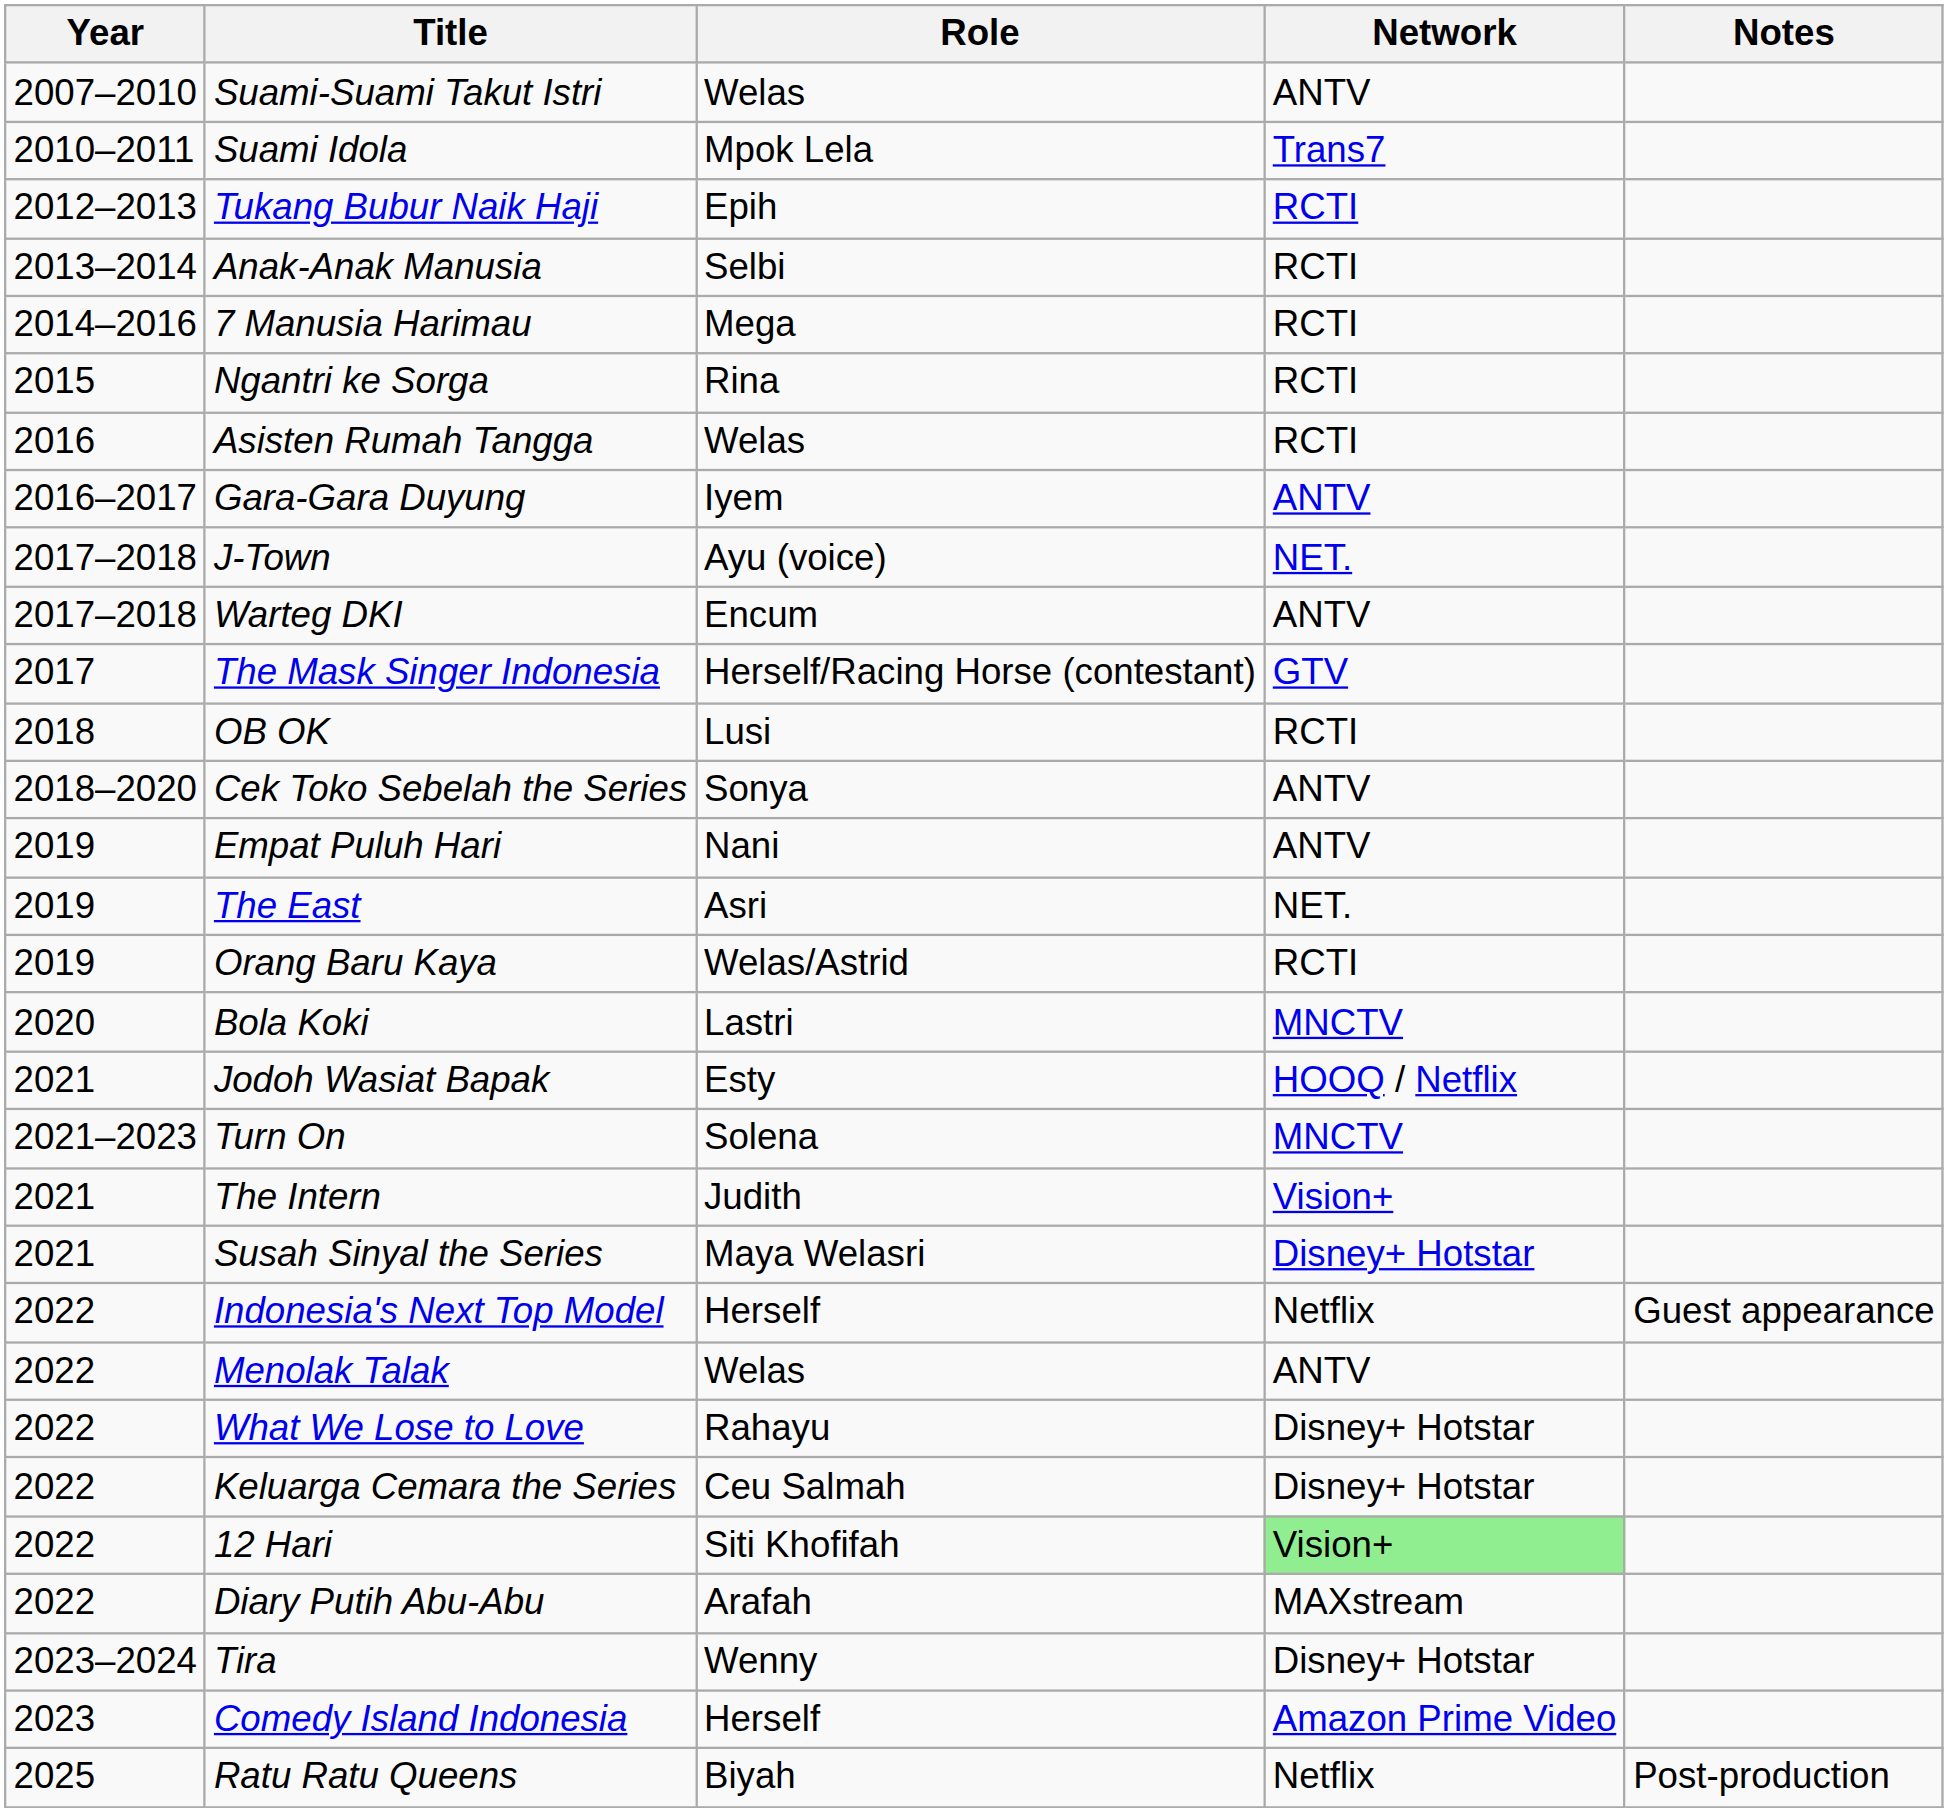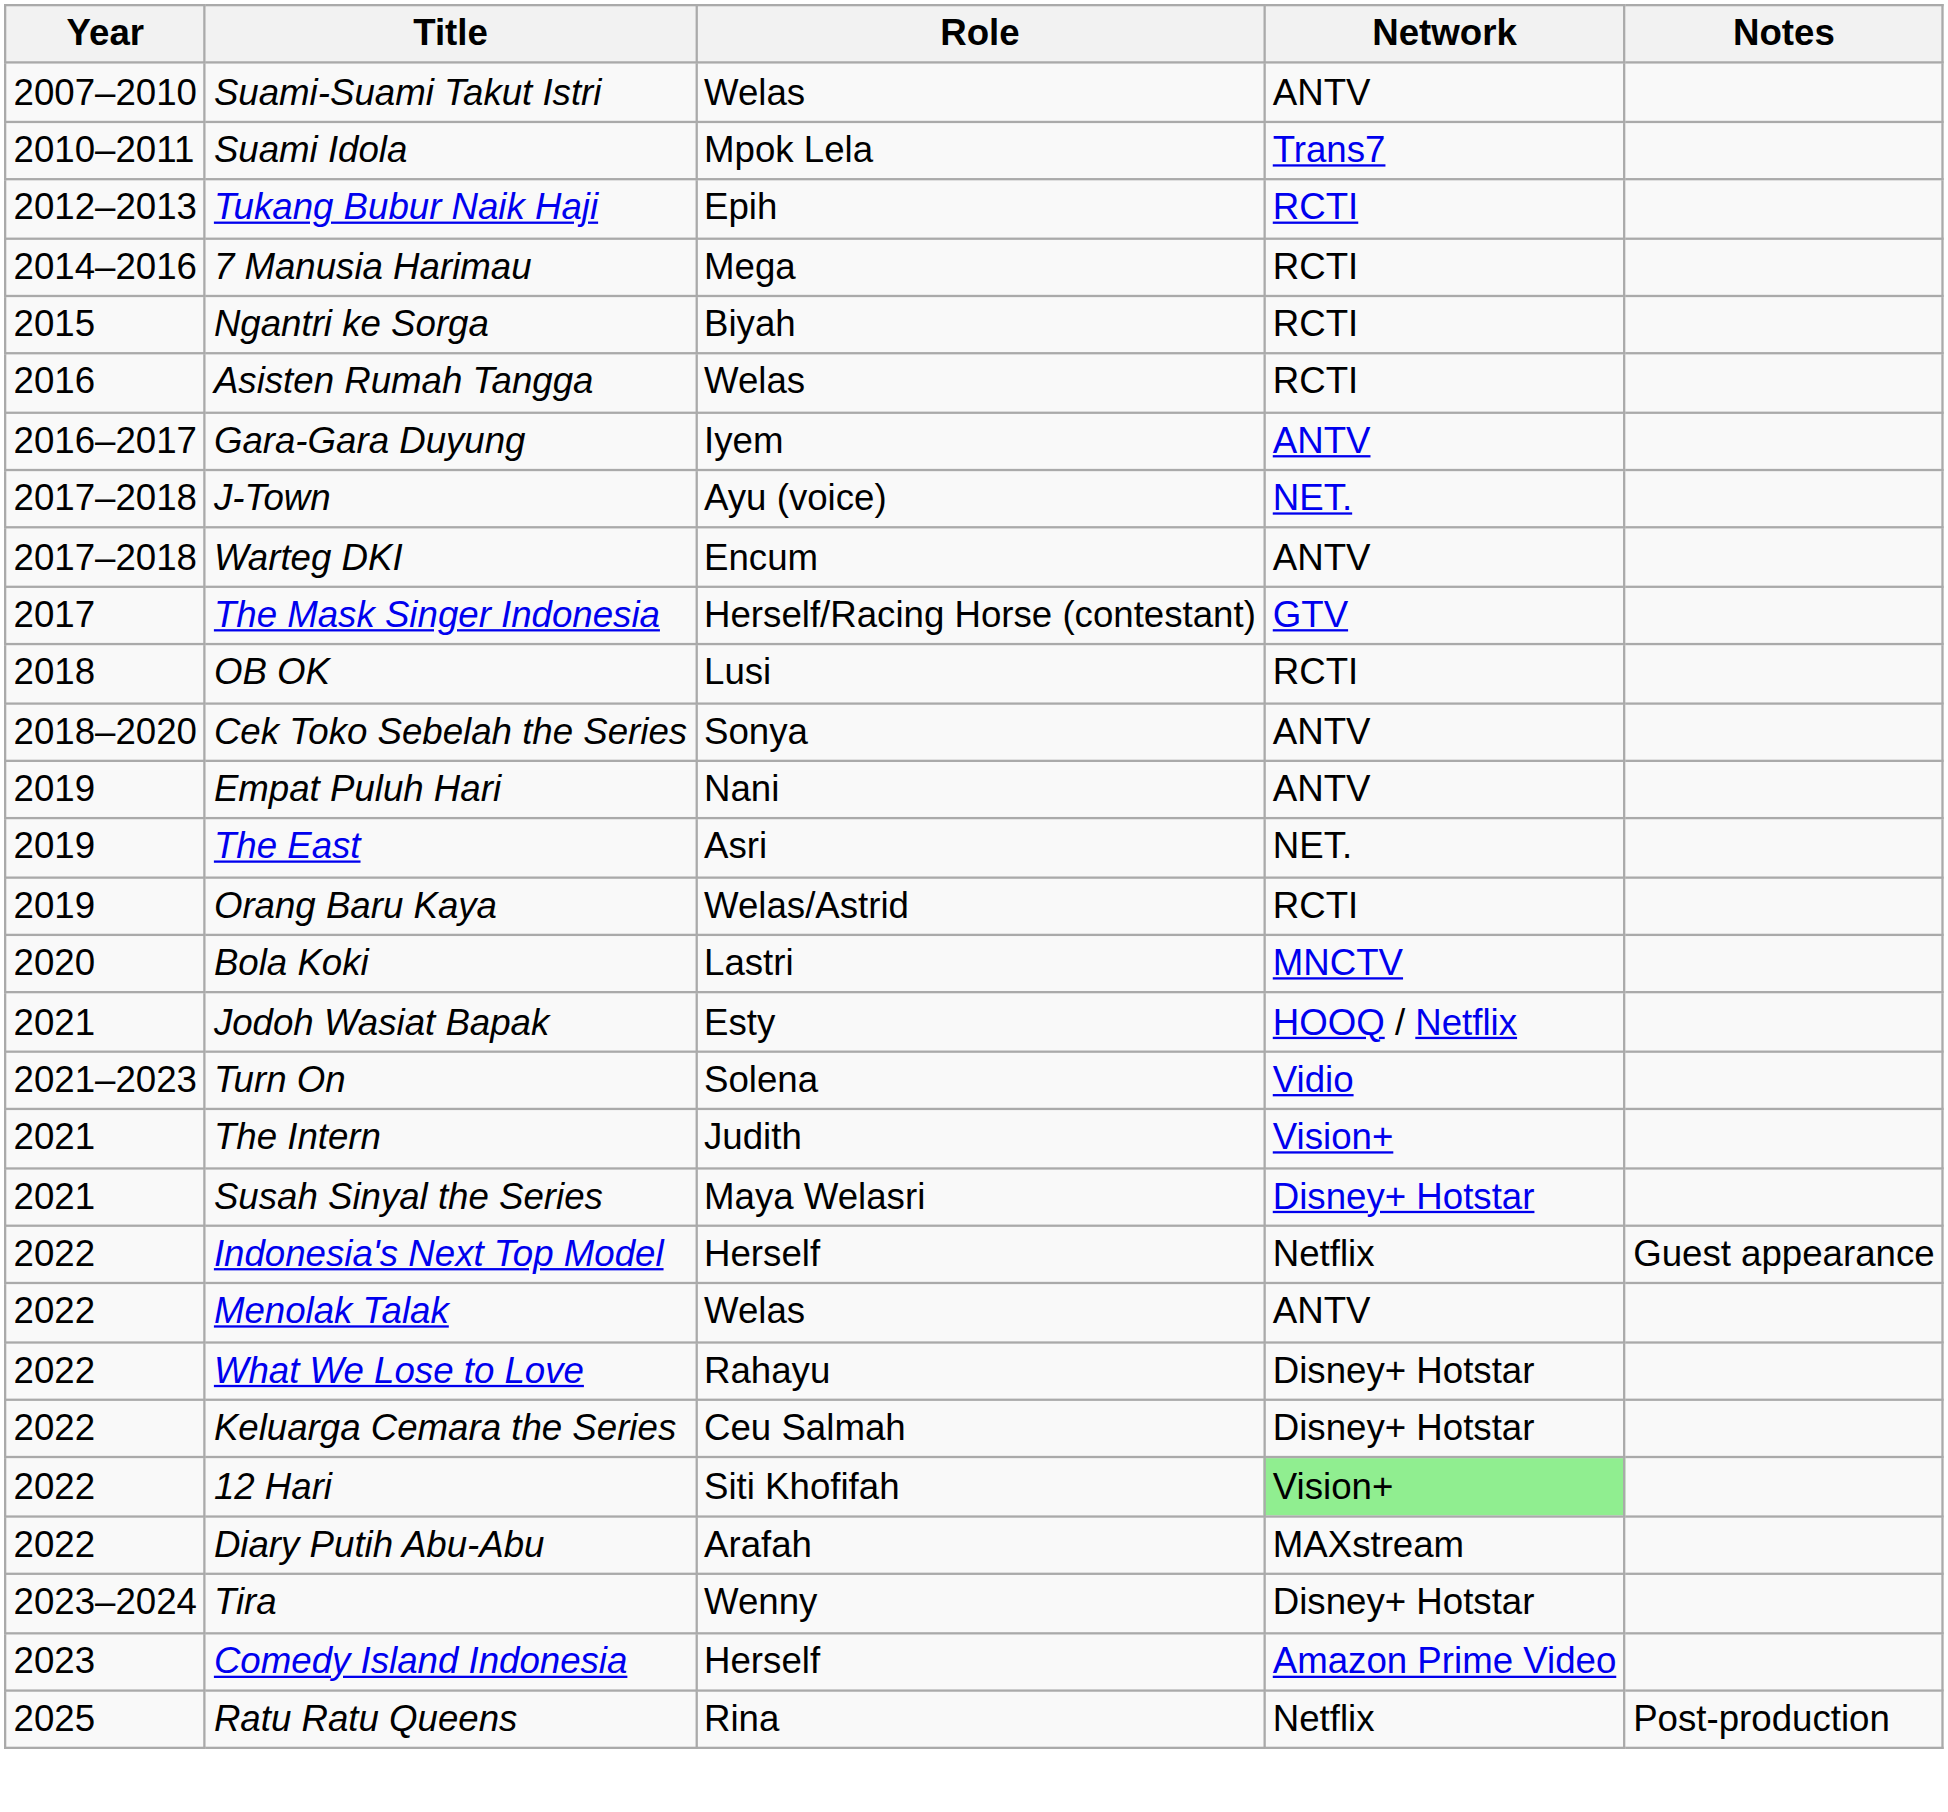- row: (378, 265)
(742, 382) Rina -> (750, 324) Biyah
(1338, 1137) MNCTV -> (1313, 1079) Vidio
(750, 1776) Biyah -> (742, 1718) Rina
